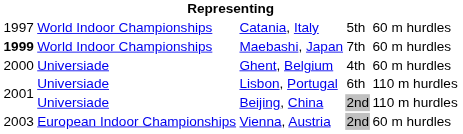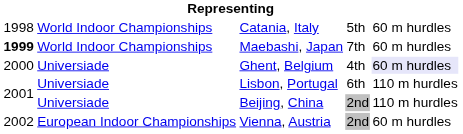(19, 27) 1997 -> (19, 27) 1998
(412, 65) no background -> (412, 65) lavender background
(19, 121) 2003 -> (19, 121) 2002
